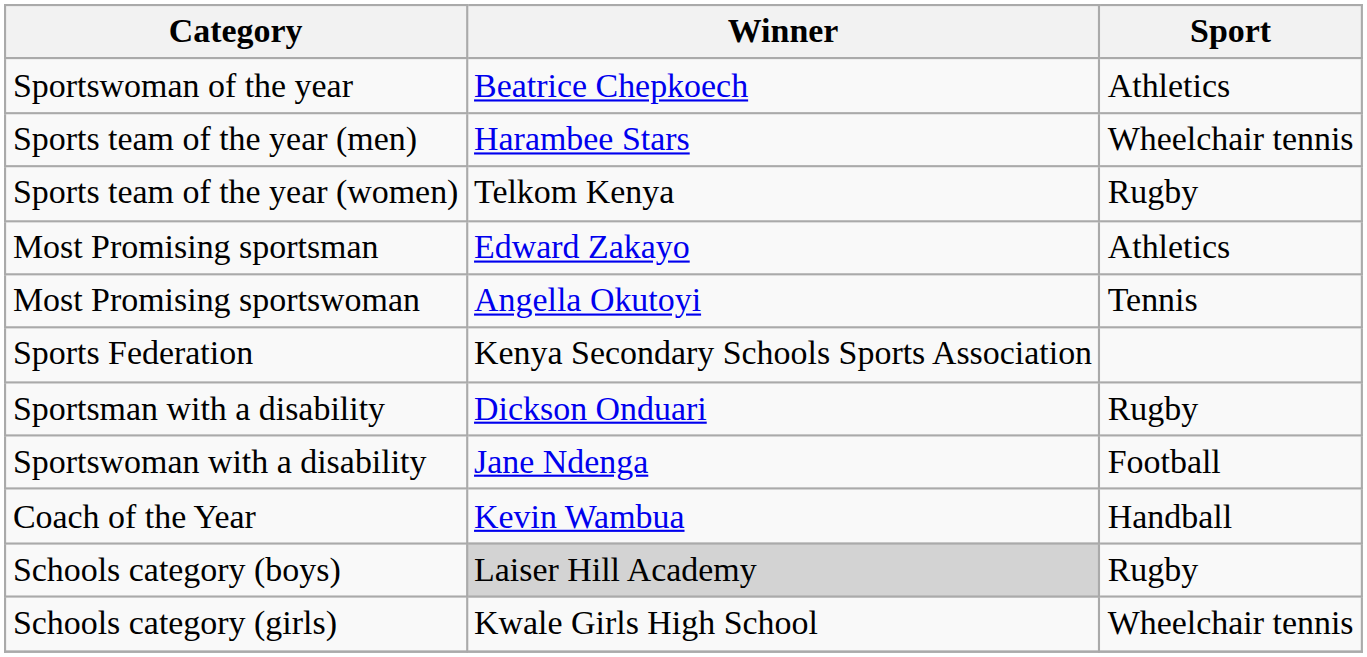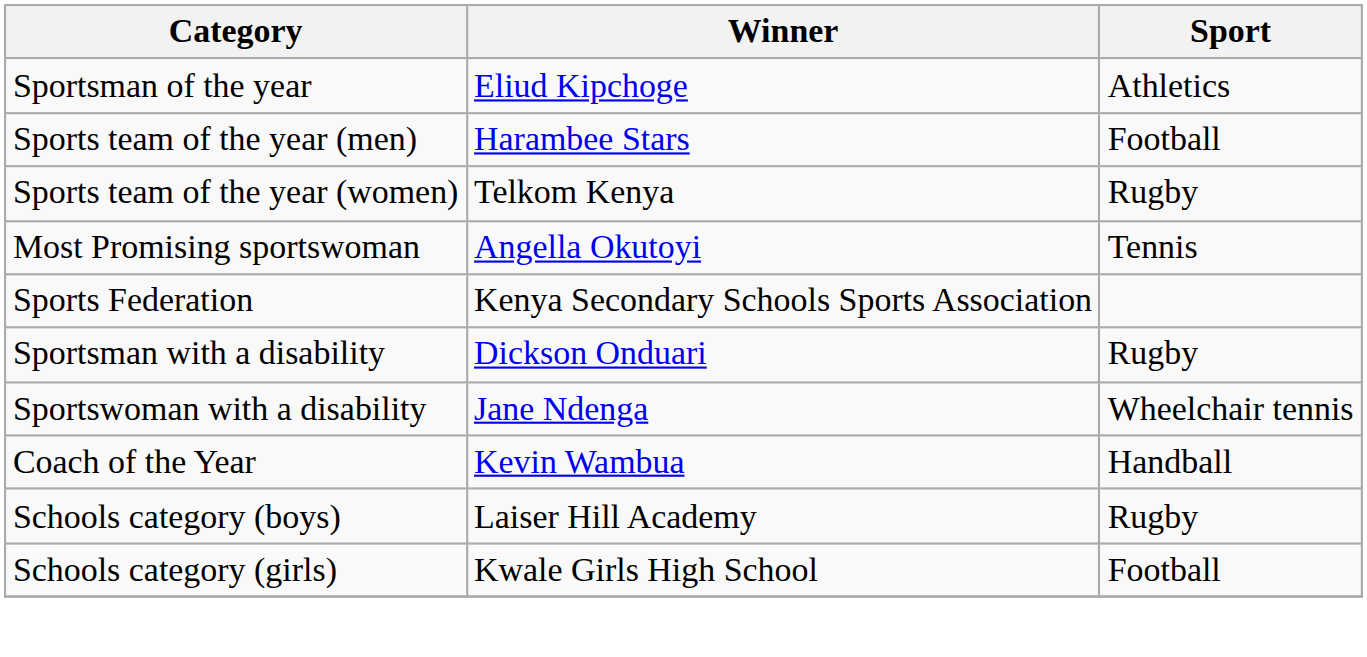+ row: (162, 85)
- row: (183, 85)
(1231, 138) Wheelchair tennis -> (1164, 138) Football
- row: (196, 246)
(1164, 461) Football -> (1231, 407) Wheelchair tennis
(615, 569) lightgrey background -> (615, 515) no background
(1231, 623) Wheelchair tennis -> (1164, 569) Football
